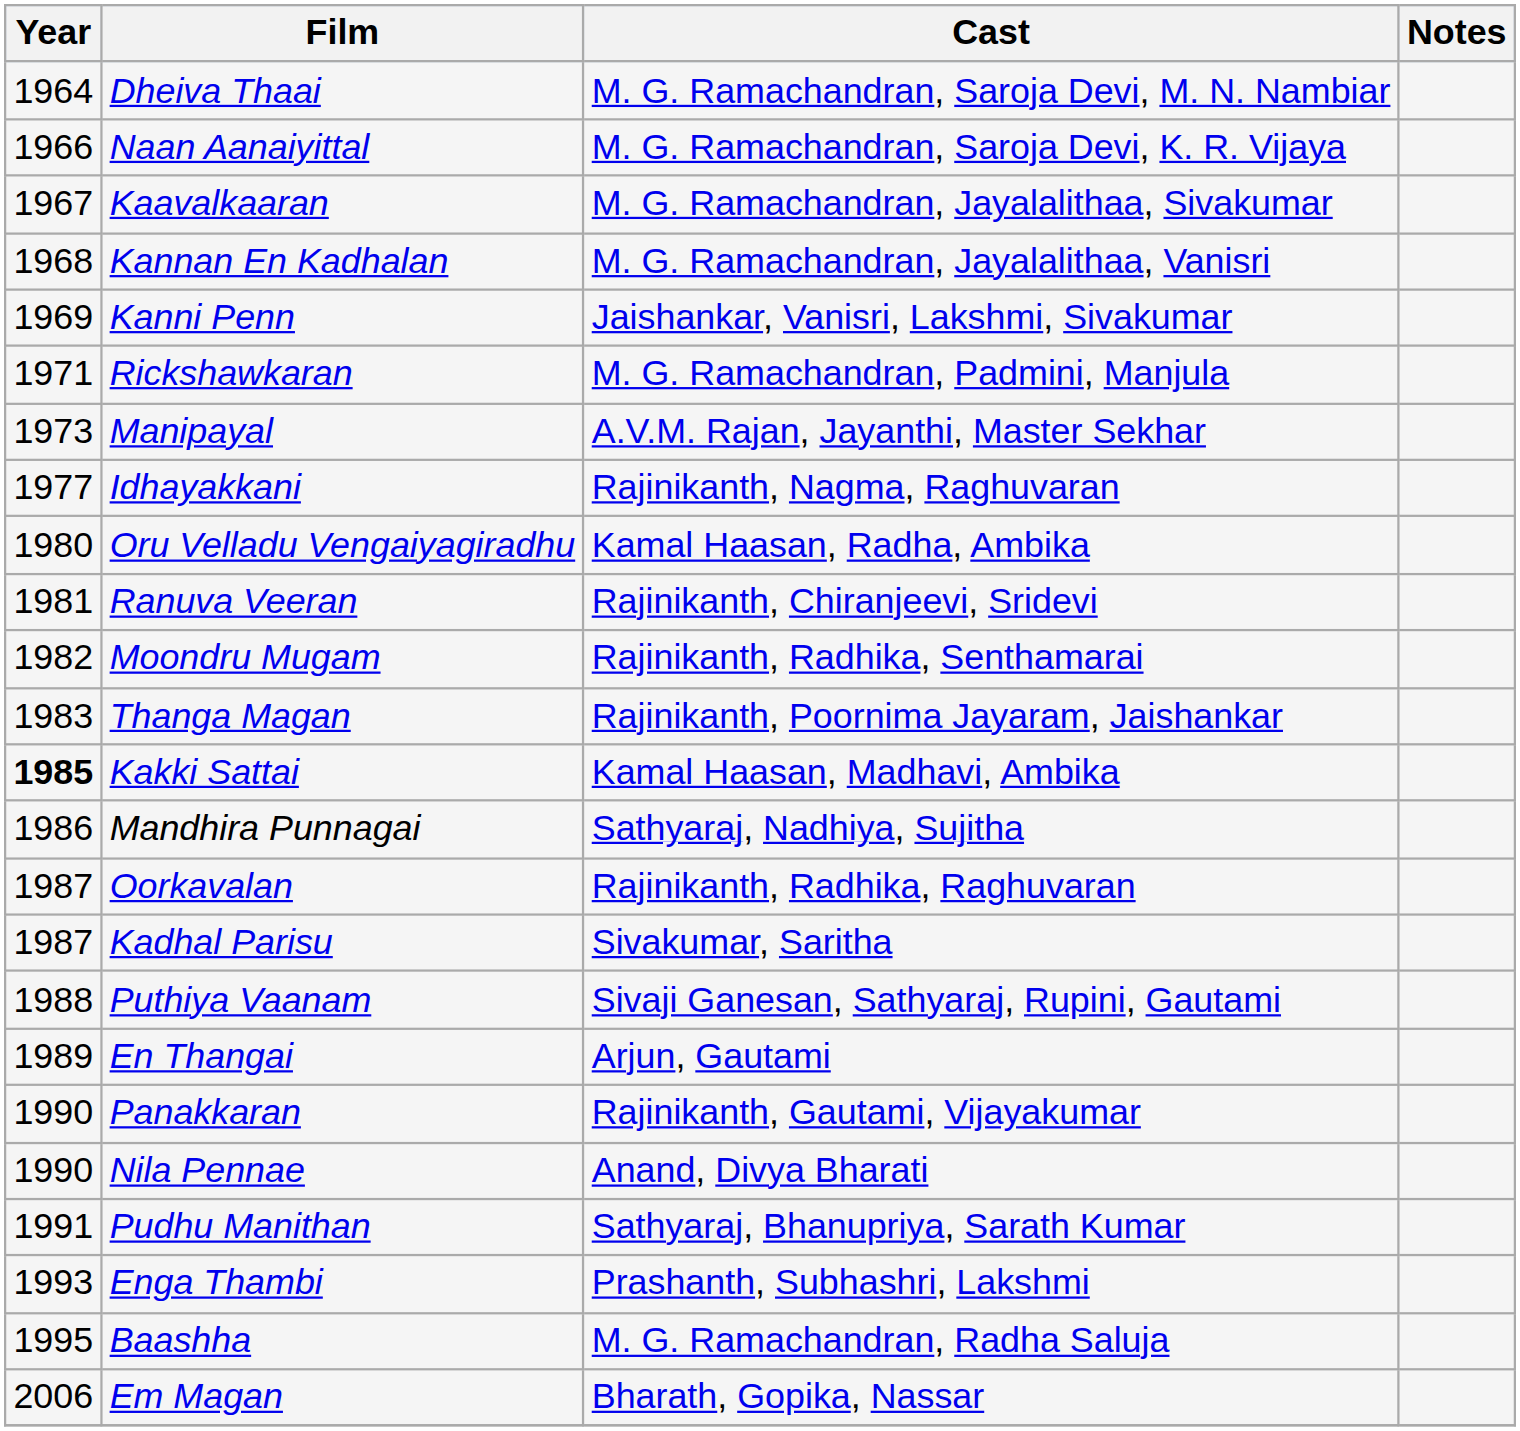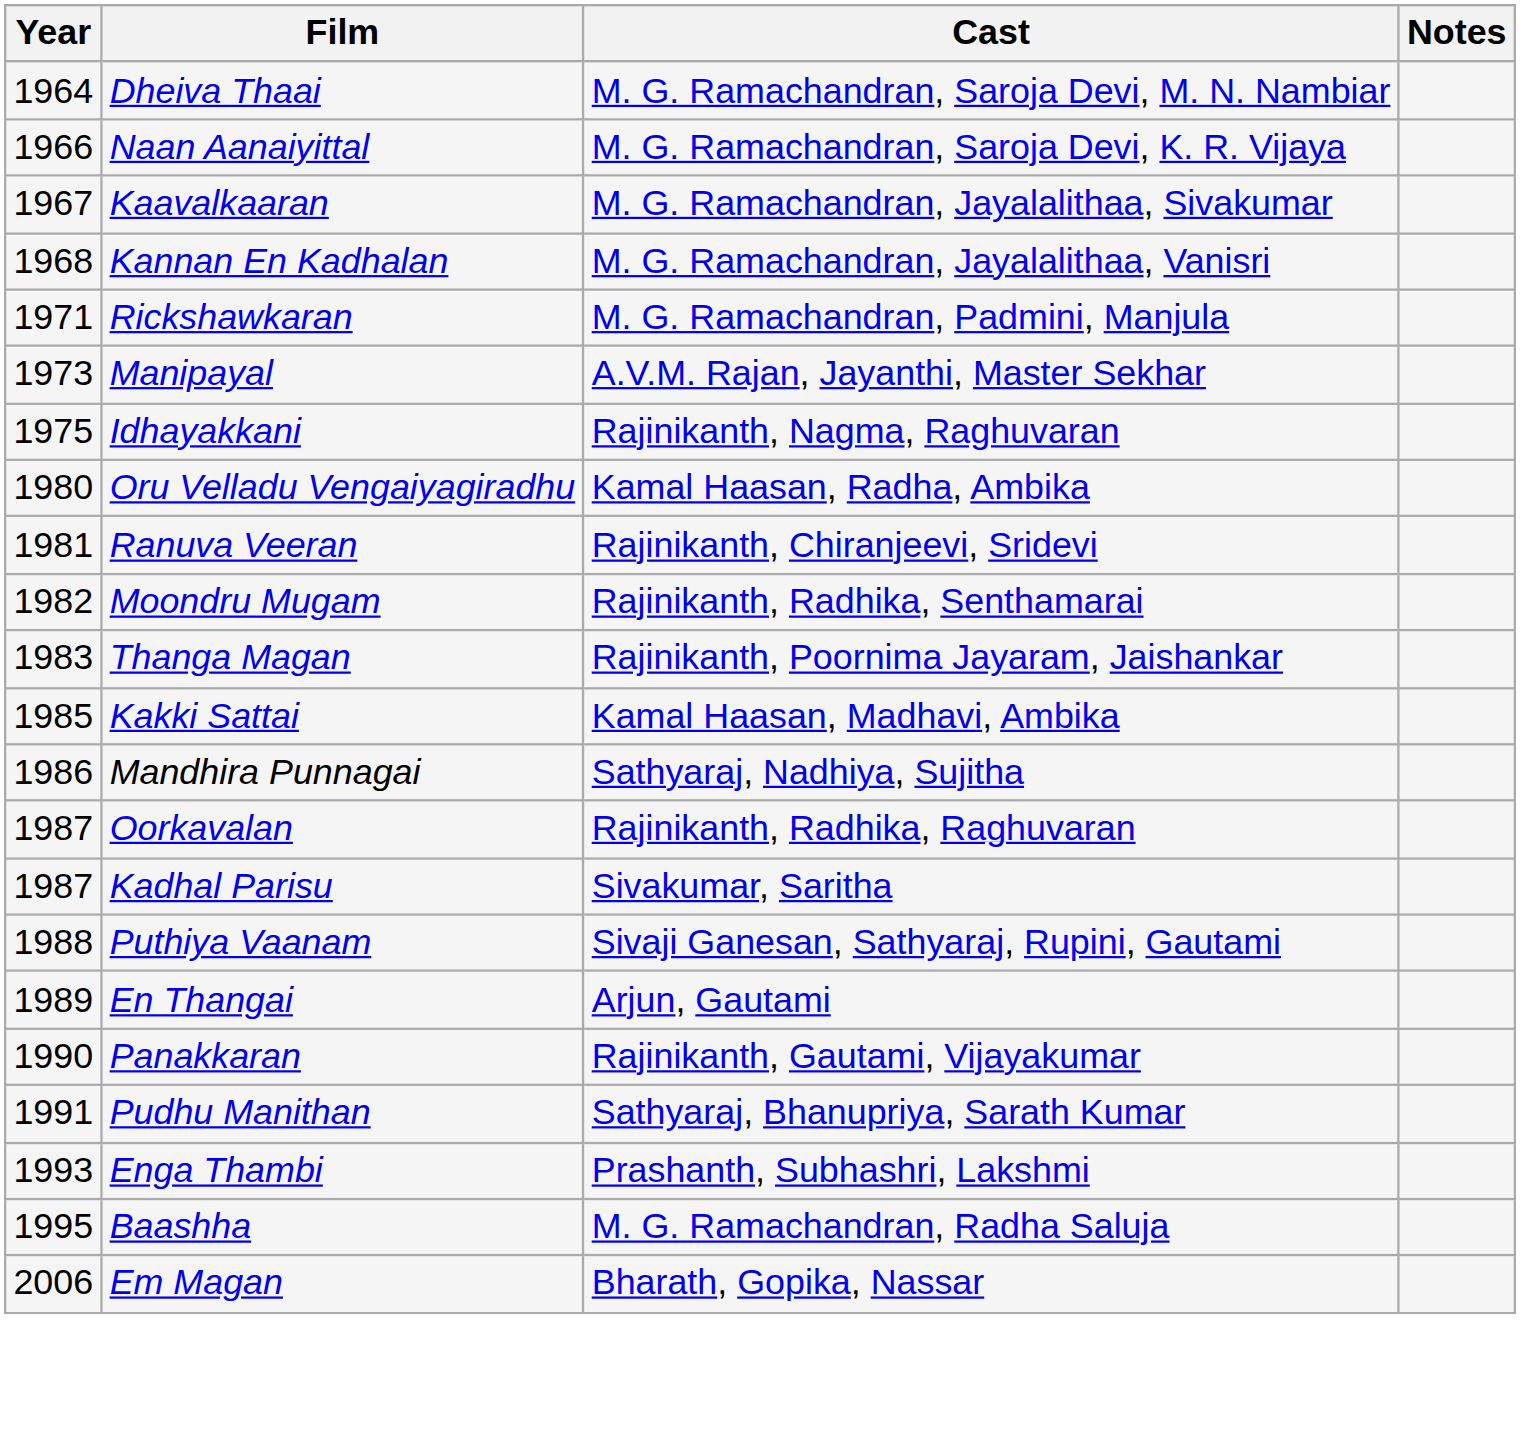- row: (202, 317)
(53, 487) 1977 -> (53, 430) 1975
(53, 771) bold -> (53, 714) normal
- row: (207, 1169)
